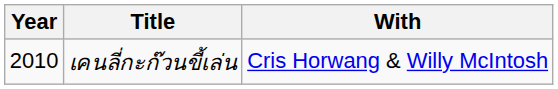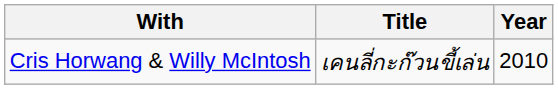columns swapped: (34, 21) <-> (398, 21)
